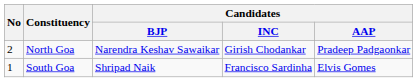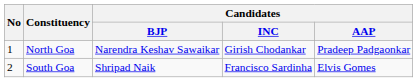(10, 49) 2 -> (10, 49) 1
(10, 67) 1 -> (10, 67) 2
